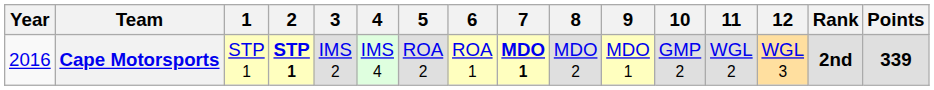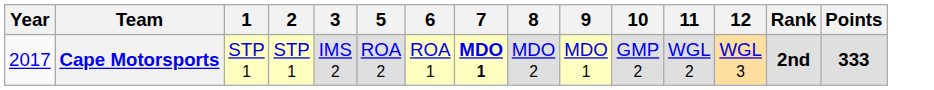- column: (377, 20)
(30, 60) 2016 -> (30, 60) 2017
(292, 60) bold -> (292, 60) normal
(896, 60) 339 -> (854, 60) 333
